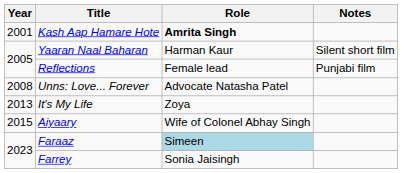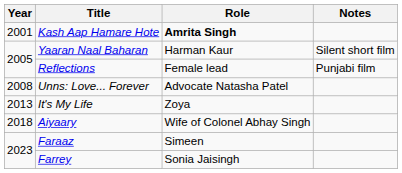(20, 123) 2015 -> (20, 123) 2018
(184, 141) lightblue background -> (184, 141) no background
